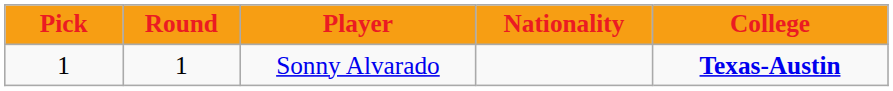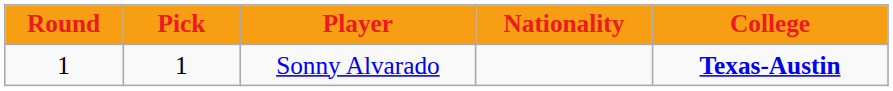columns swapped: (181, 24) <-> (64, 24)
